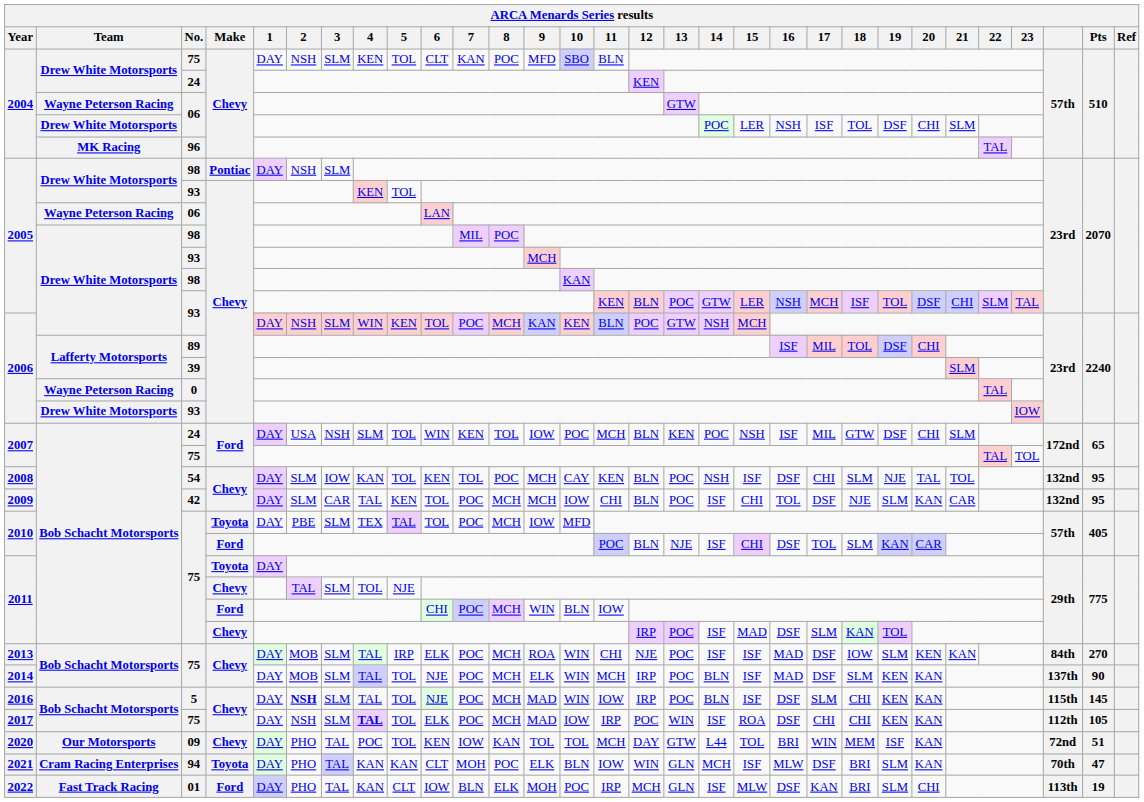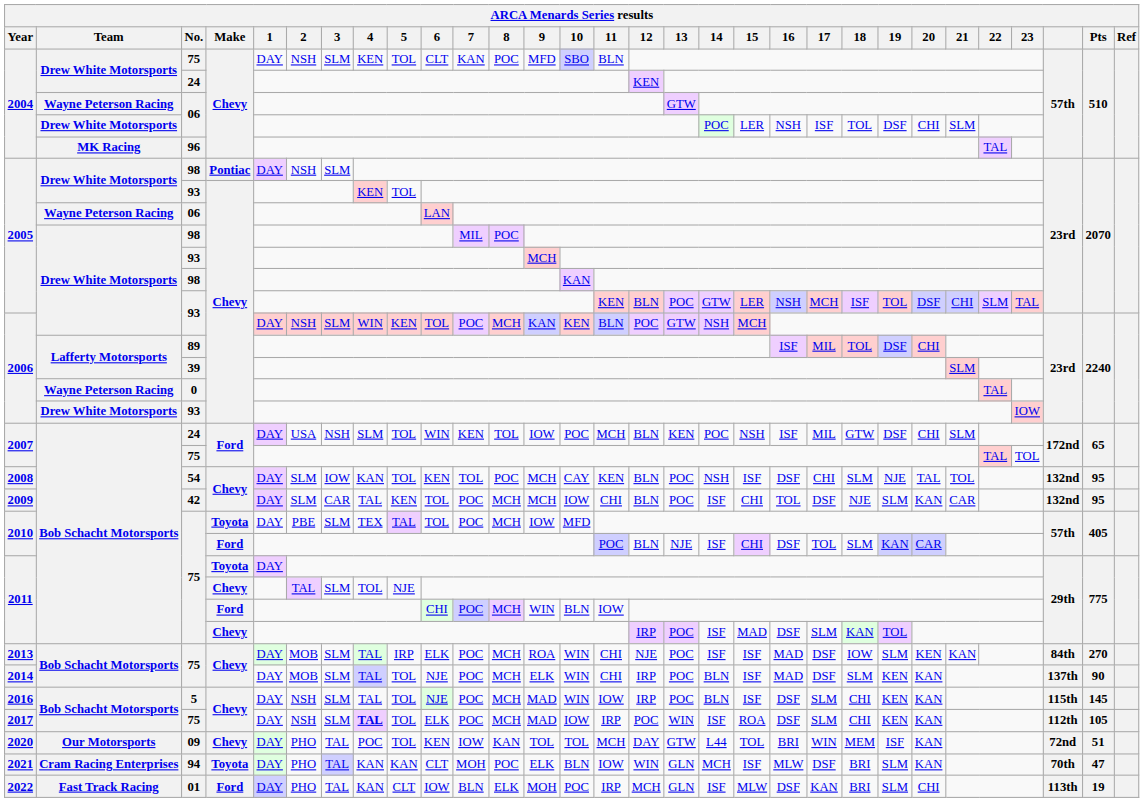(611, 676) MCH -> (611, 676) CHI
(304, 698) bold -> (304, 698) normal
(824, 720) CHI -> (824, 720) SLM
